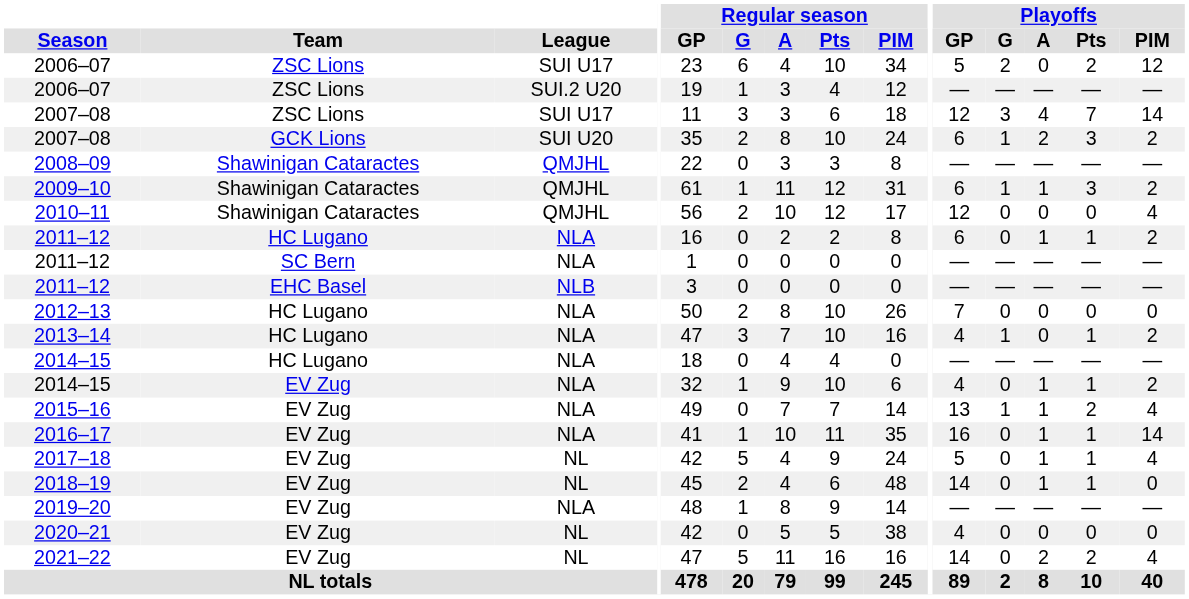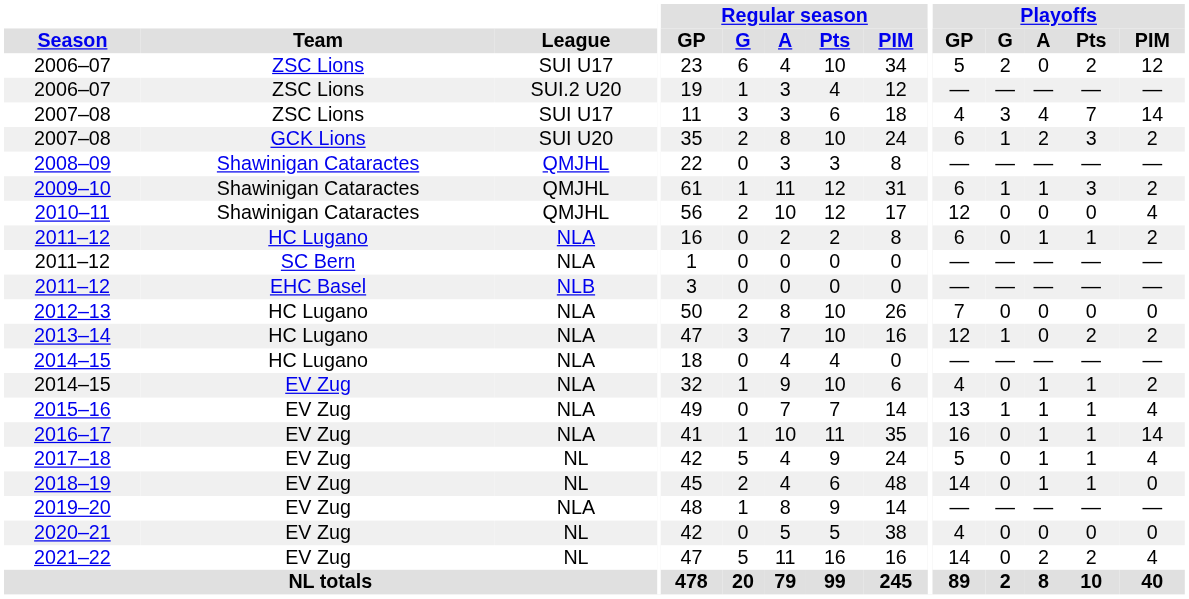(959, 114) 12 -> (959, 114) 4
(959, 335) 4 -> (959, 335) 12
(1091, 335) 1 -> (1091, 335) 2
(1091, 409) 2 -> (1091, 409) 1
